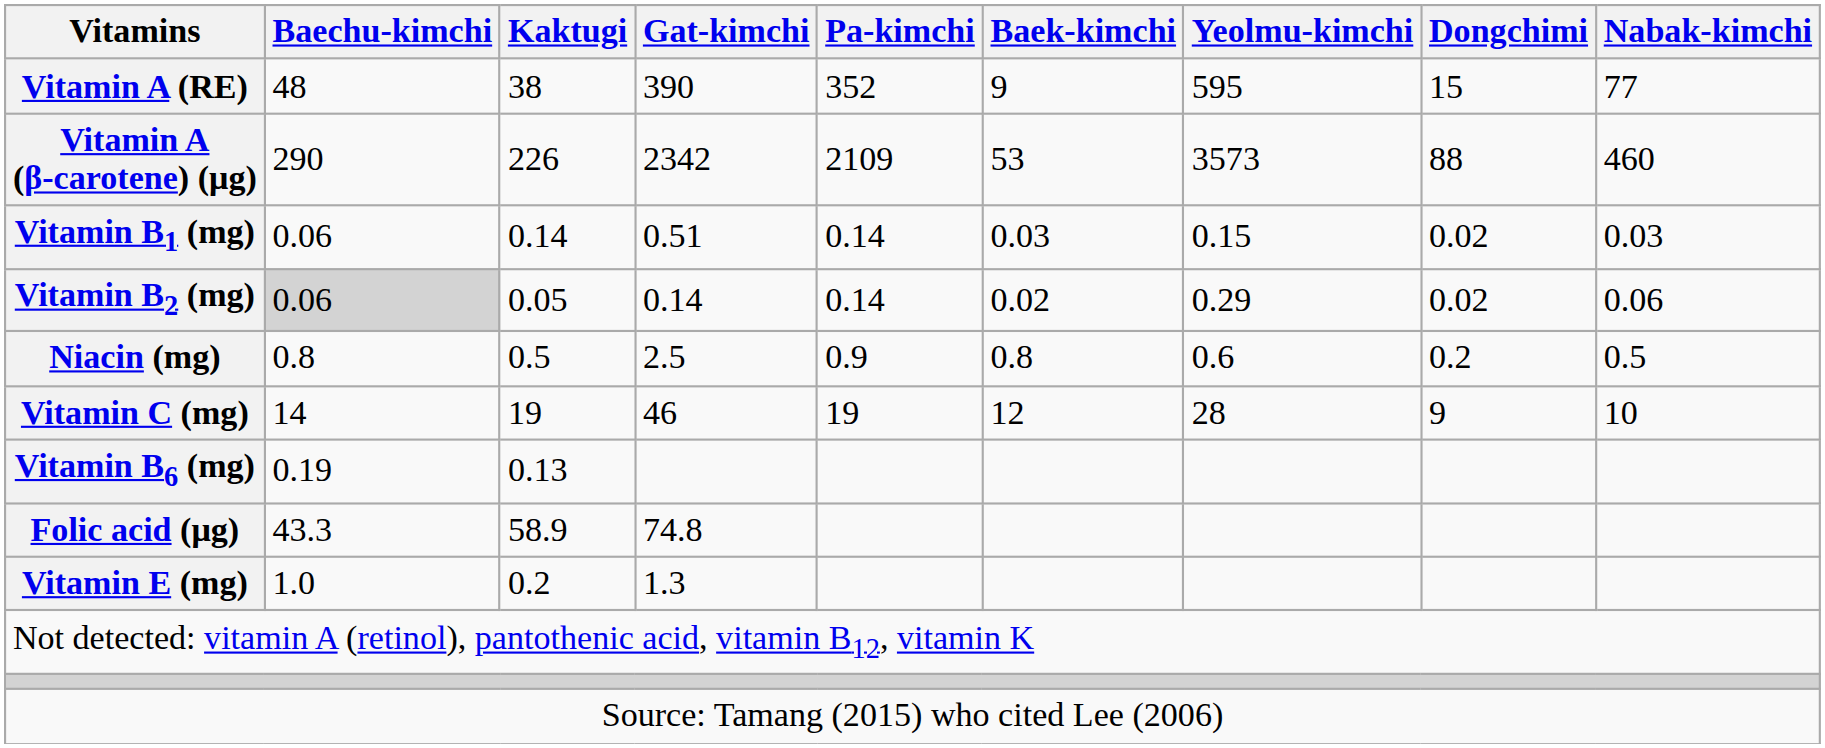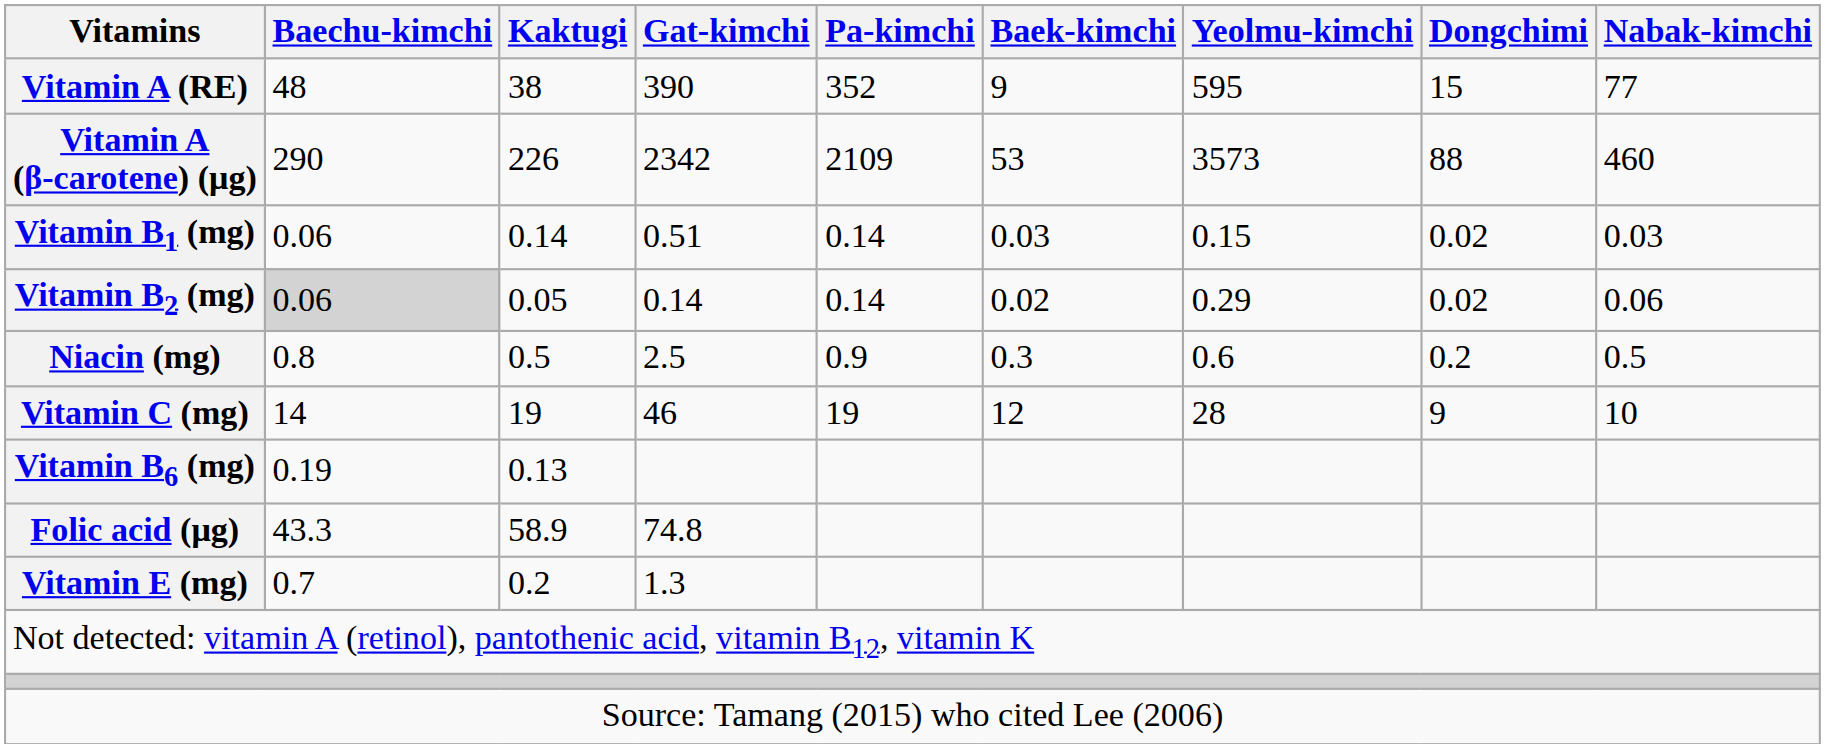(1012, 357) 0.8 -> (1012, 357) 0.3
(294, 583) 1.0 -> (294, 583) 0.7
